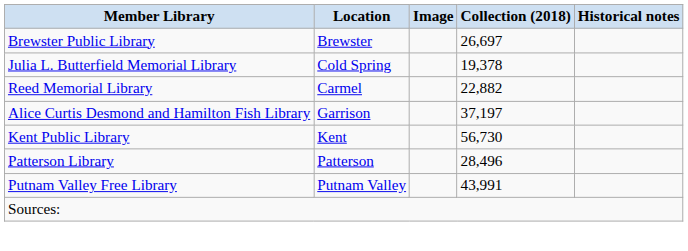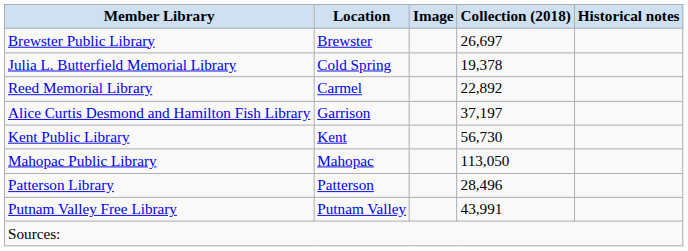(482, 88) 22,882 -> (482, 88) 22,892
+ row: (82, 161)
